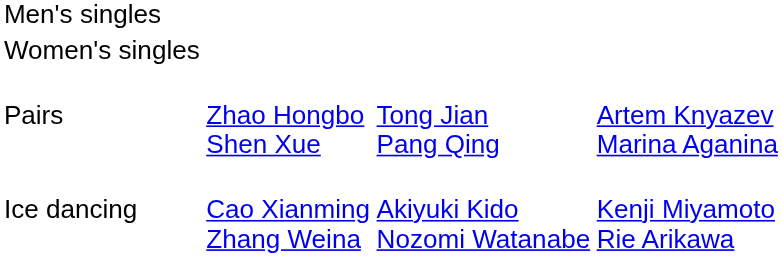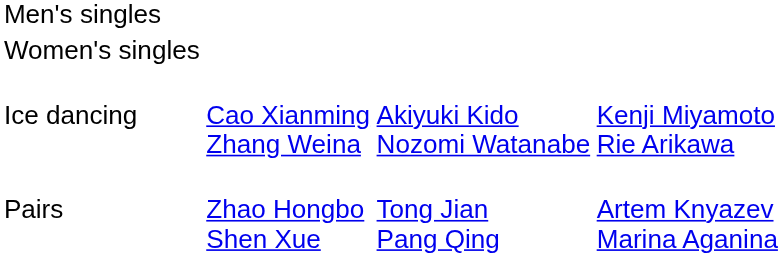rows swapped: (34, 115) <-> (71, 209)
